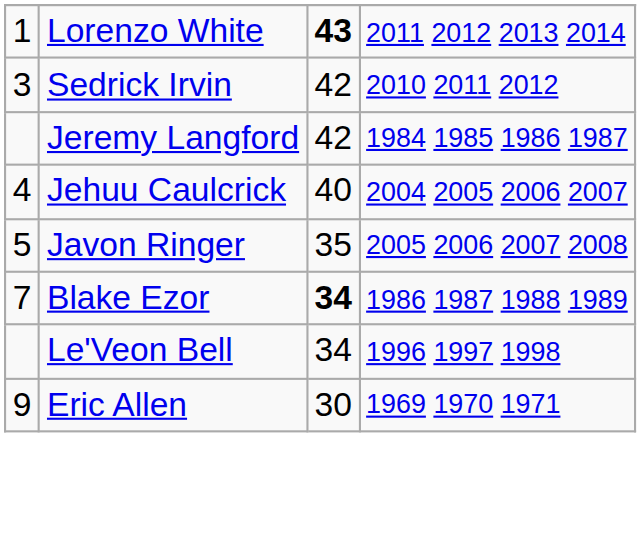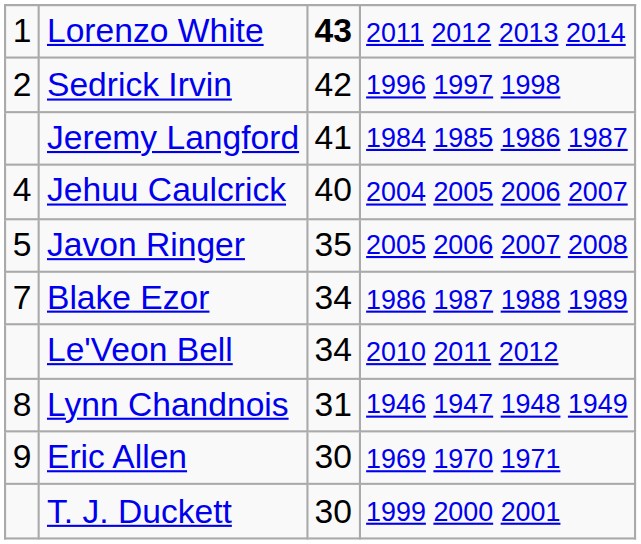(22, 84) 3 -> (22, 84) 2
(462, 85) 2010 2011 2012 -> (463, 85) 1996 1997 1998
(333, 137) 42 -> (333, 137) 41
(333, 297) bold -> (333, 297) normal
(463, 351) 1996 1997 1998 -> (462, 351) 2010 2011 2012
+ row: (168, 404)
+ row: (139, 510)
